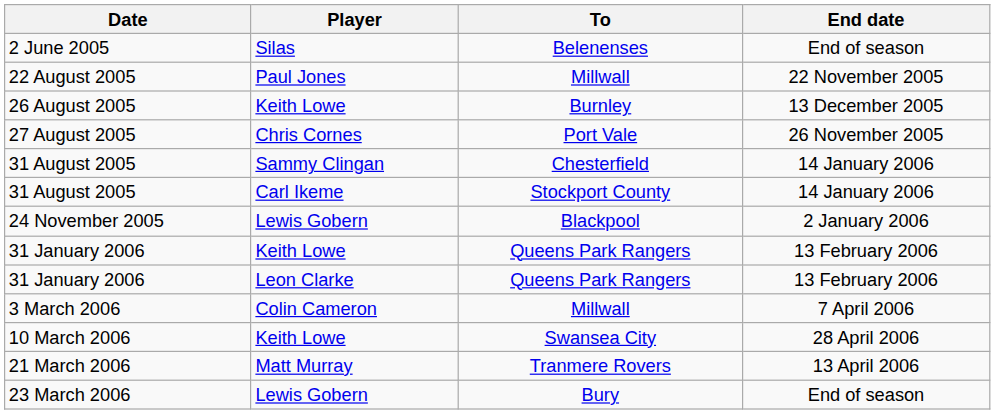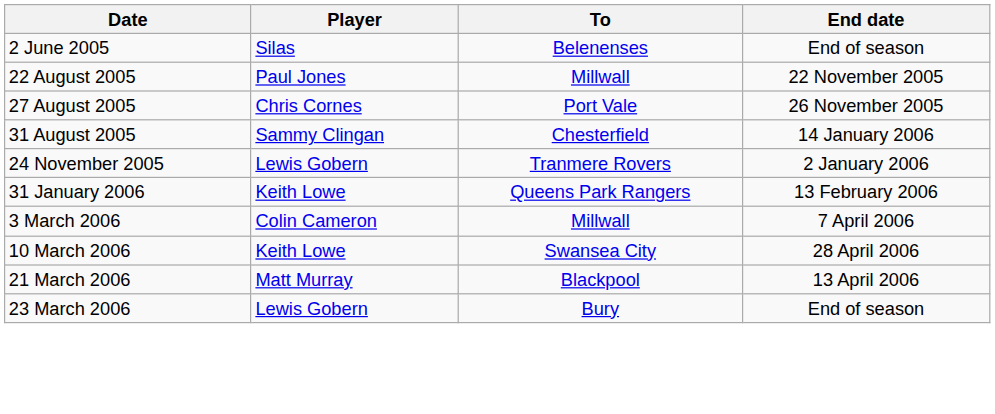- row: (72, 106)
- row: (72, 192)
(600, 221) Blackpool -> (600, 164) Tranmere Rovers
- row: (77, 279)
(600, 366) Tranmere Rovers -> (600, 279) Blackpool
